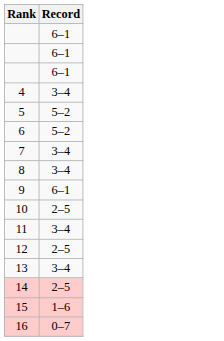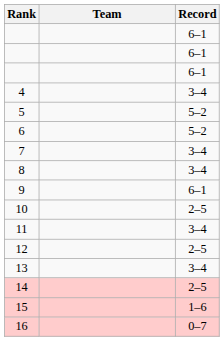+ column: (107, 14)
